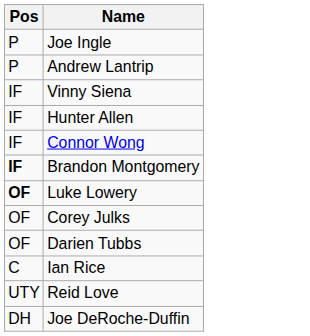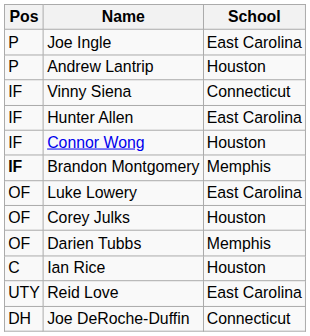+ column: (254, 17)
(19, 192) bold -> (19, 192) normal
